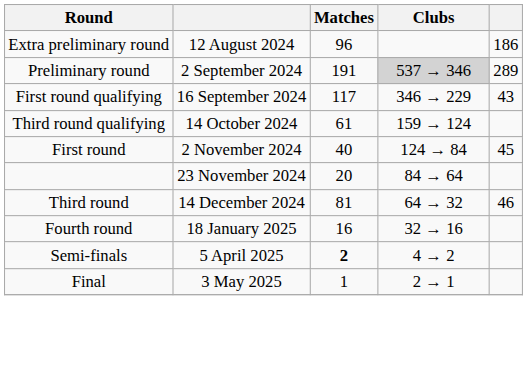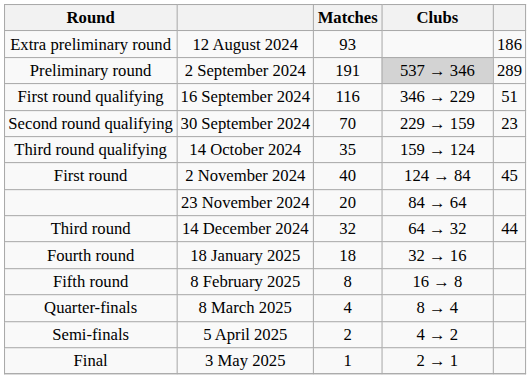(344, 44) 96 -> (348, 44) 93
(344, 96) 117 -> (348, 96) 116
(506, 96) 43 -> (510, 96) 51
+ row: (91, 123)
(344, 123) 61 -> (348, 149) 35
(344, 202) 81 -> (348, 228) 32
(506, 202) 46 -> (510, 228) 44
(344, 228) 16 -> (348, 255) 18
+ row: (91, 281)
+ row: (91, 307)
(344, 255) bold -> (348, 334) normal
